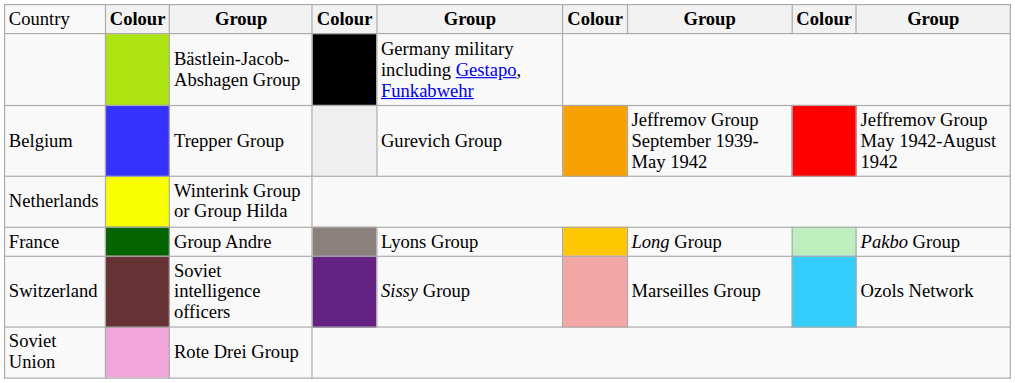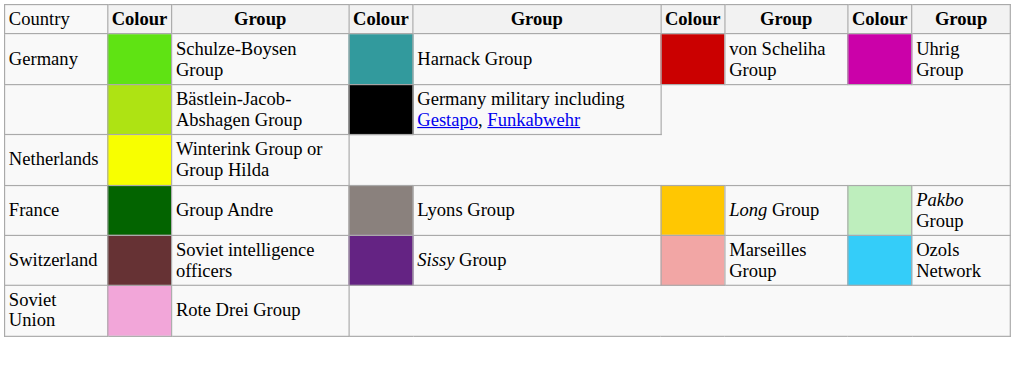+ row: (43, 59)
- row: (41, 140)
